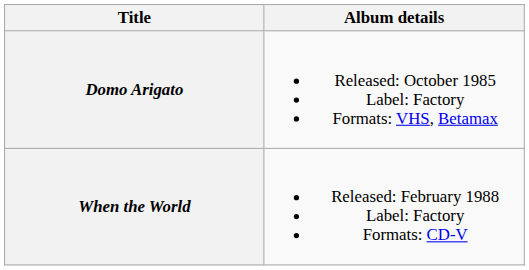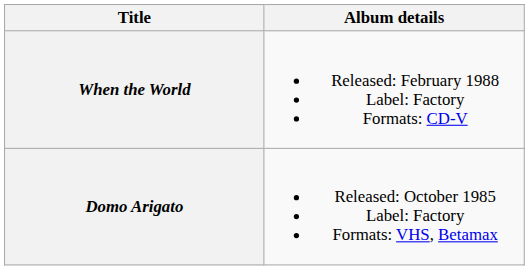rows swapped: (134, 89) <-> (134, 206)
